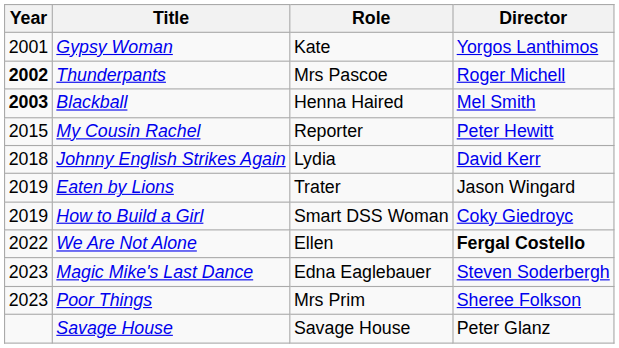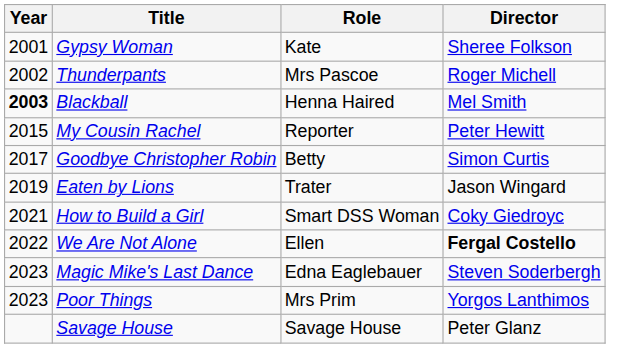(527, 46) Yorgos Lanthimos -> (510, 46) Sheree Folkson
(28, 74) bold -> (28, 74) normal
+ row: (166, 159)
- row: (171, 159)
(28, 215) 2019 -> (28, 215) 2021
(519, 300) Sheree Folkson -> (518, 300) Yorgos Lanthimos
